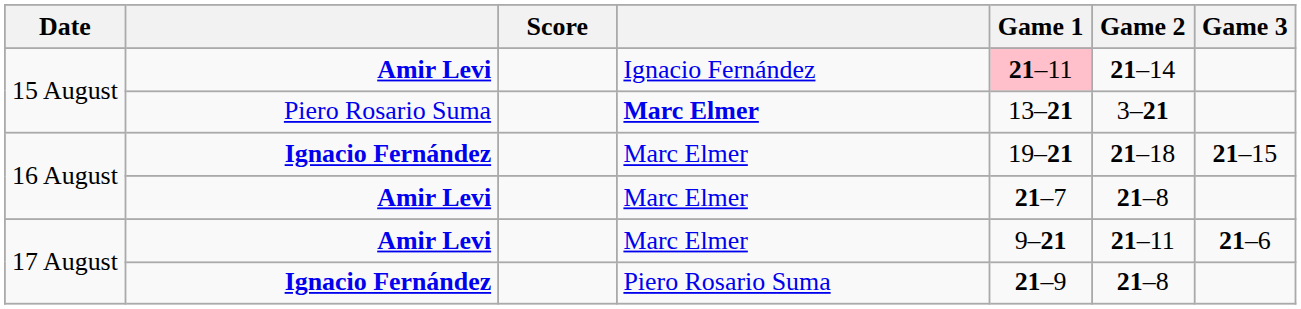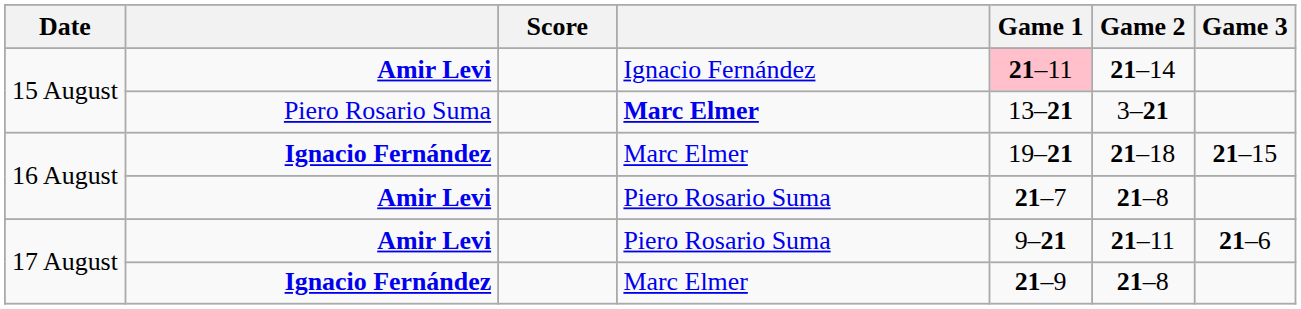(686, 197) Marc Elmer -> (727, 197) Piero Rosario Suma
(686, 240) Marc Elmer -> (727, 240) Piero Rosario Suma
(727, 282) Piero Rosario Suma -> (686, 282) Marc Elmer
